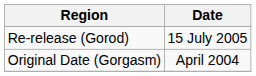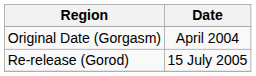rows swapped: (84, 60) <-> (68, 37)
